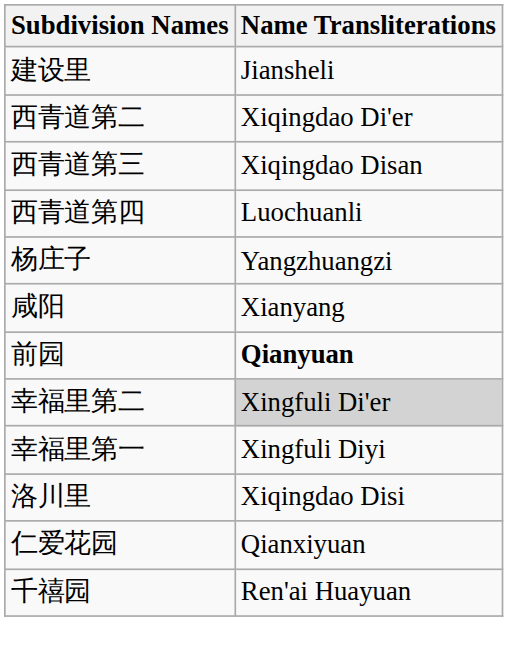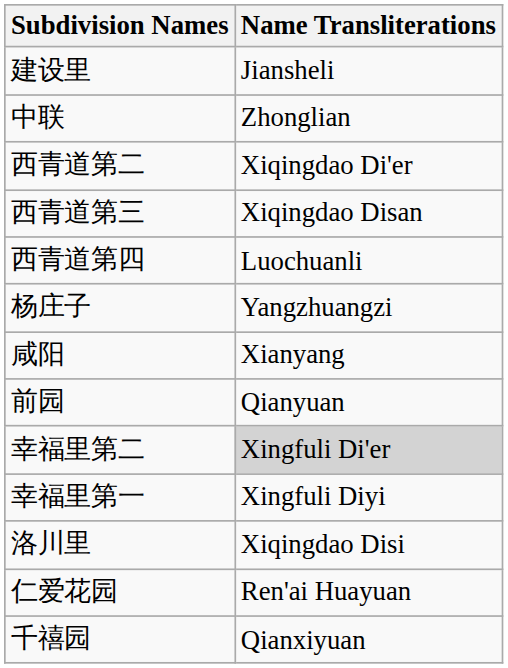+ row: (38, 117)
(297, 354) bold -> (293, 402) normal
(303, 544) Qianxiyuan -> (326, 591) Ren'ai Huayuan
(326, 591) Ren'ai Huayuan -> (303, 639) Qianxiyuan
